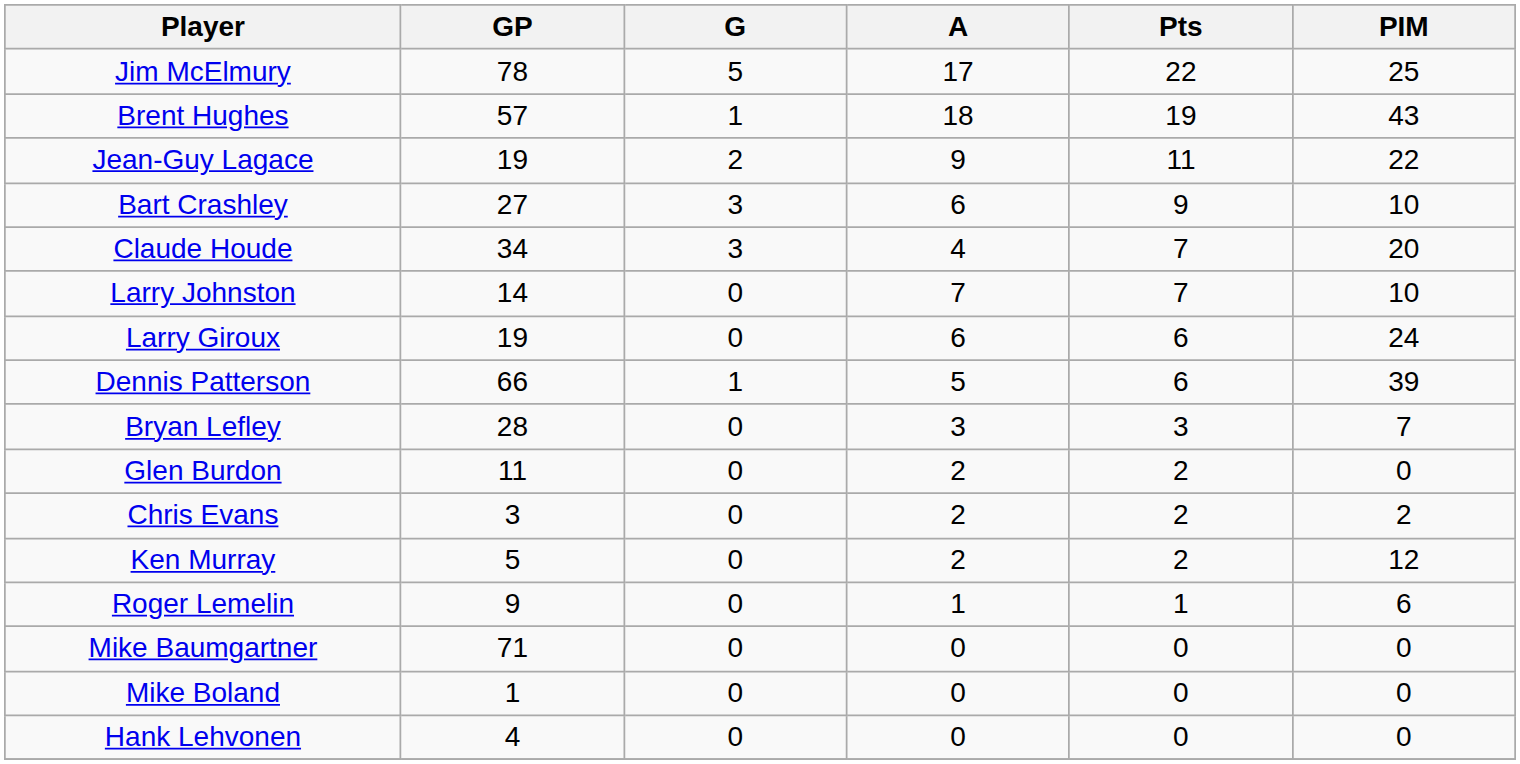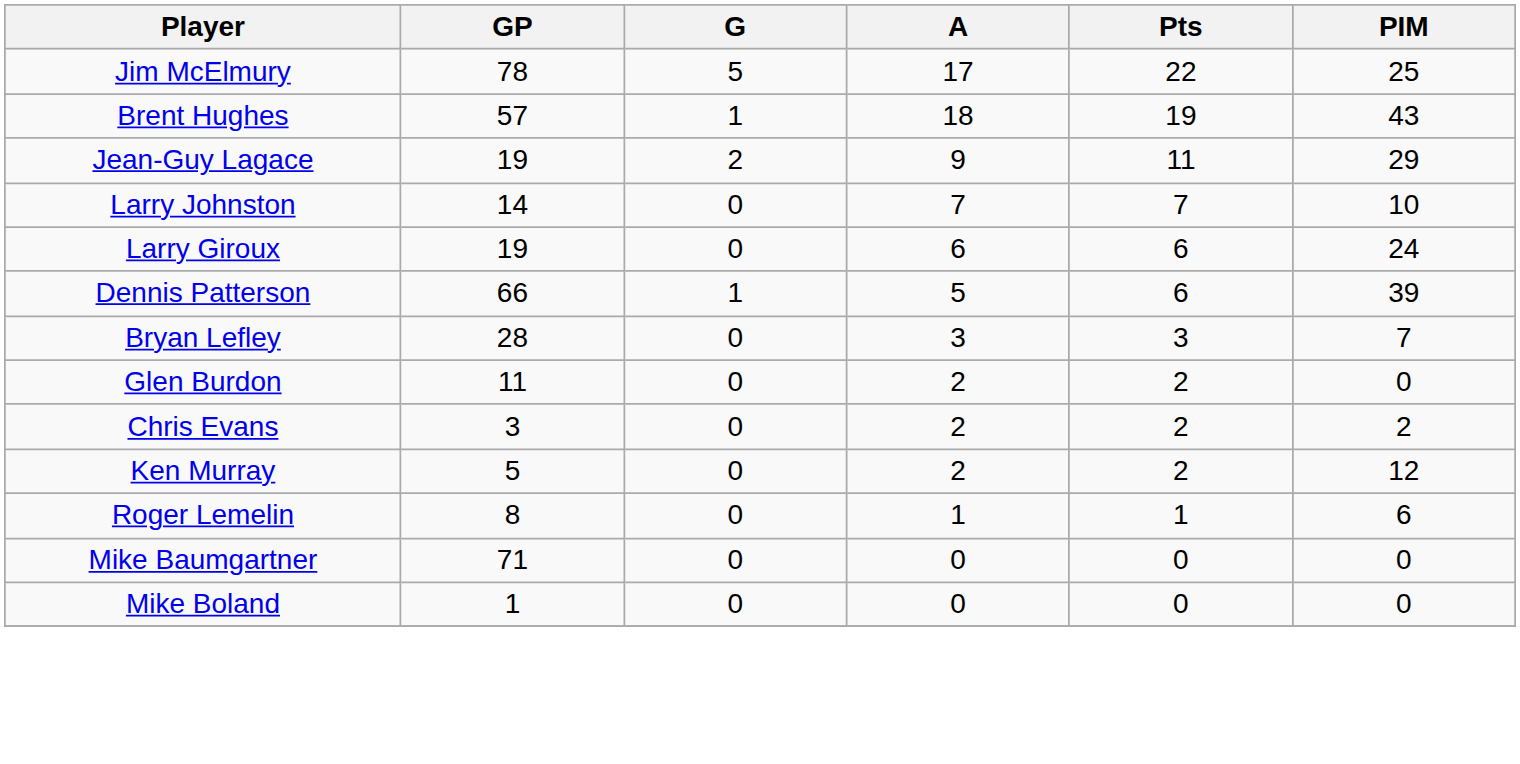(1404, 159) 22 -> (1404, 159) 29
- row: (203, 204)
- row: (203, 248)
(512, 603) 9 -> (512, 515) 8
- row: (203, 737)
